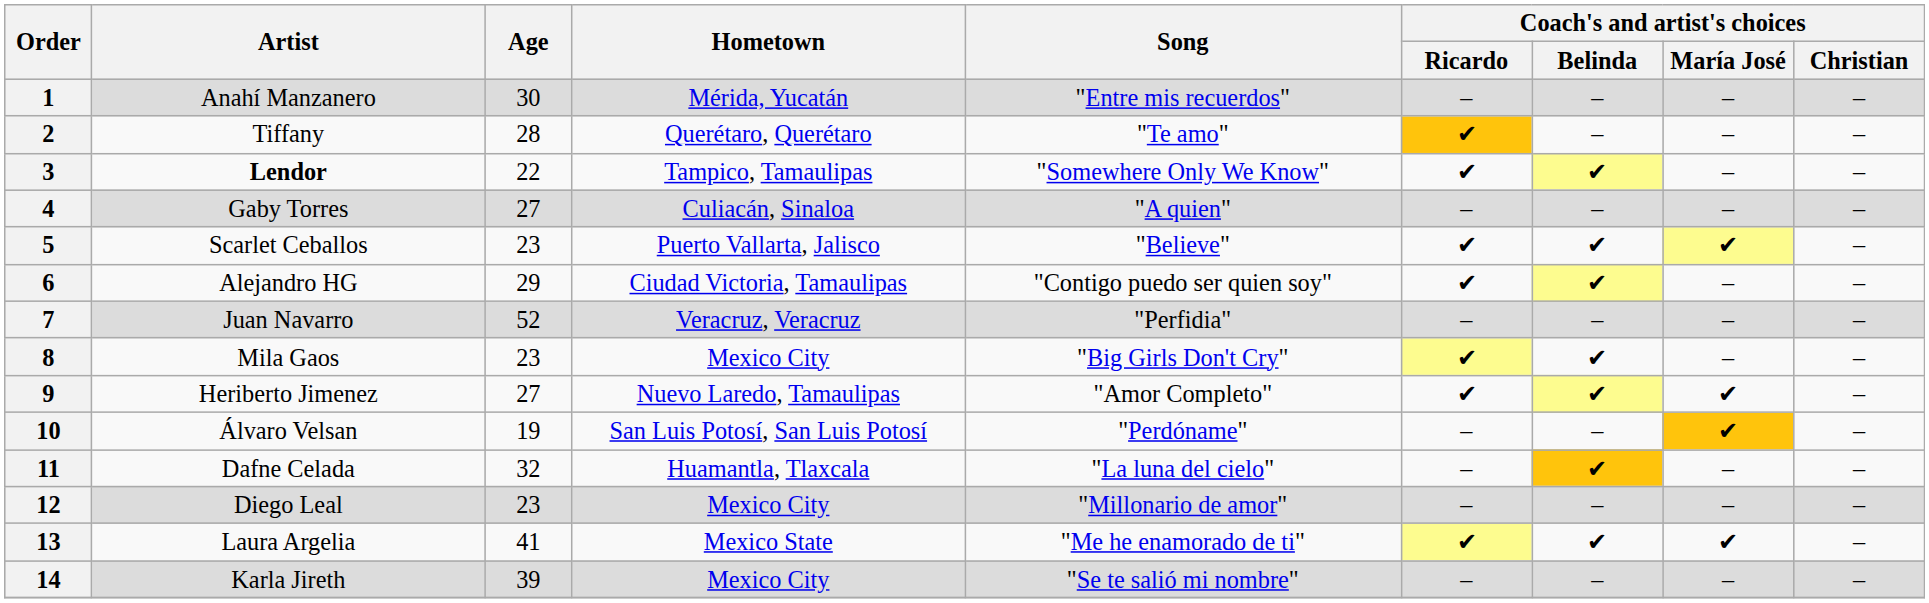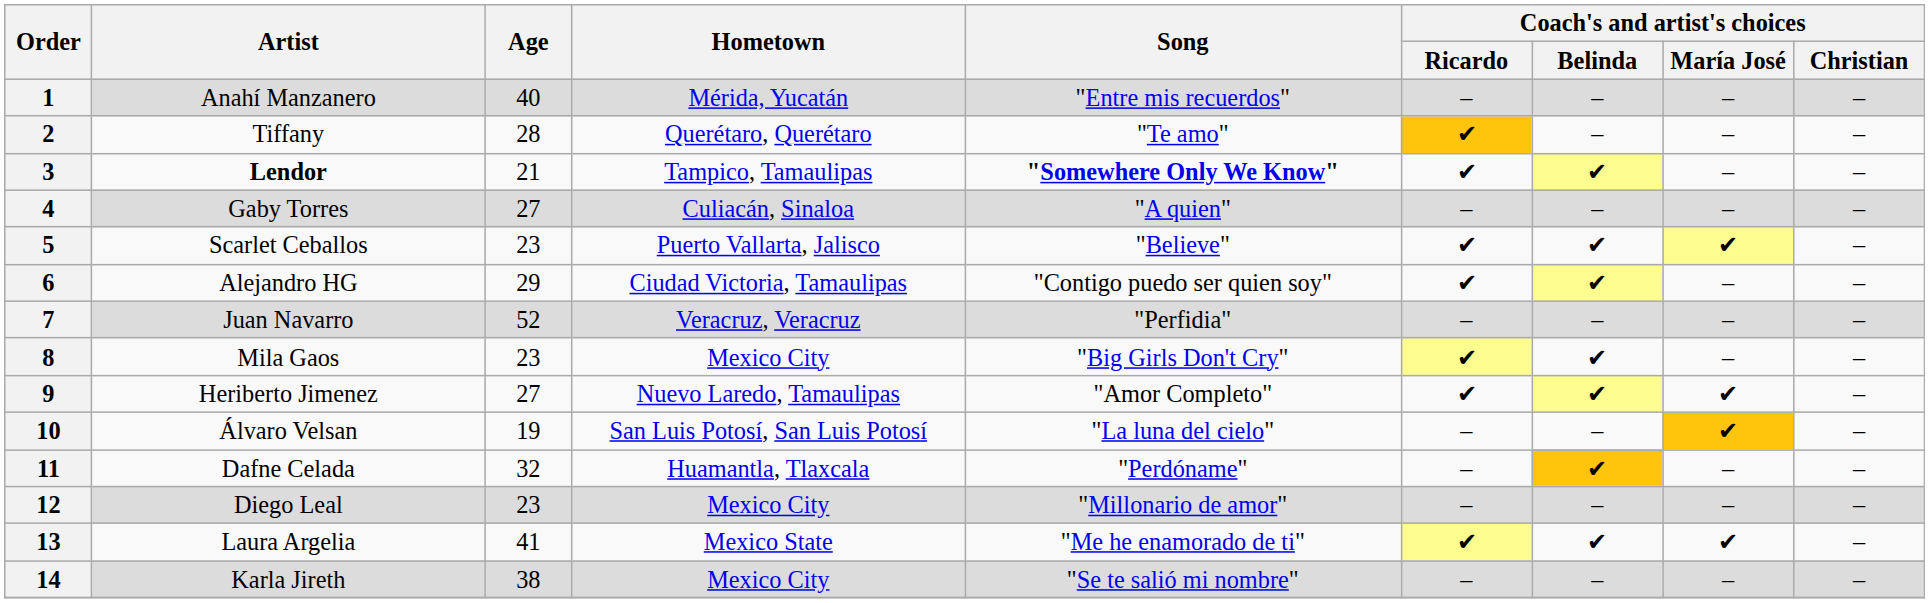(528, 97) 30 -> (528, 97) 40
(528, 171) 22 -> (528, 171) 21
(1183, 171) normal -> (1183, 171) bold
(1183, 431) "Perdóname" -> (1183, 431) "La luna del cielo"
(1183, 468) "La luna del cielo" -> (1183, 468) "Perdóname"
(528, 579) 39 -> (528, 579) 38
